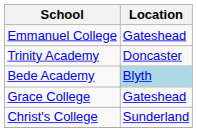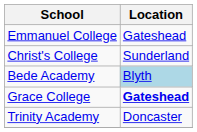rows swapped: (53, 55) <-> (53, 117)
(155, 96) normal -> (156, 96) bold
